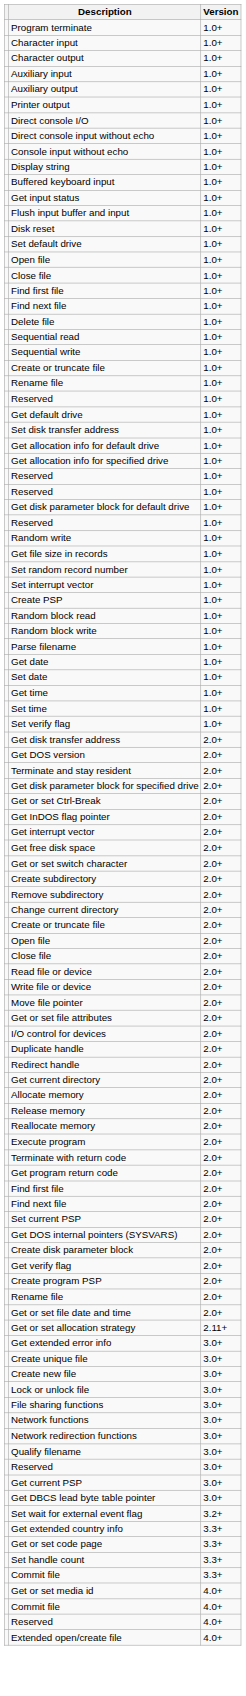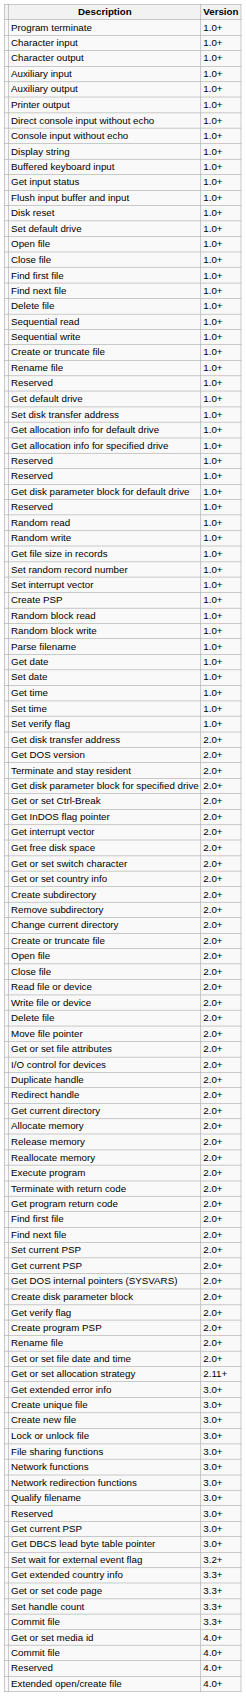- row: (50, 120)
+ row: (41, 523)
+ row: (59, 879)
+ row: (33, 1018)
+ row: (47, 1266)
